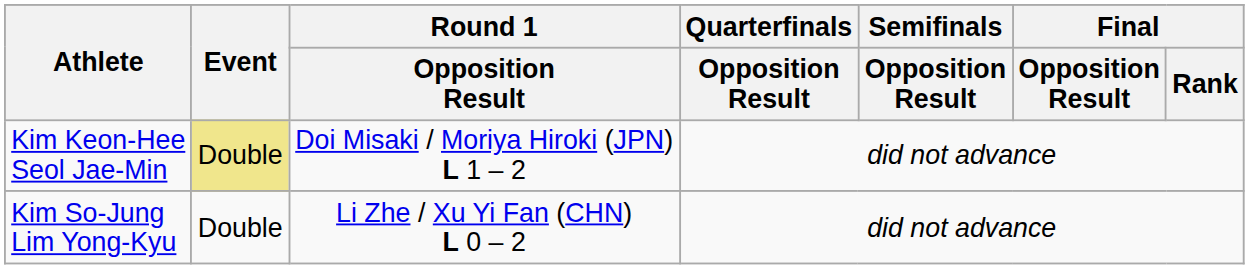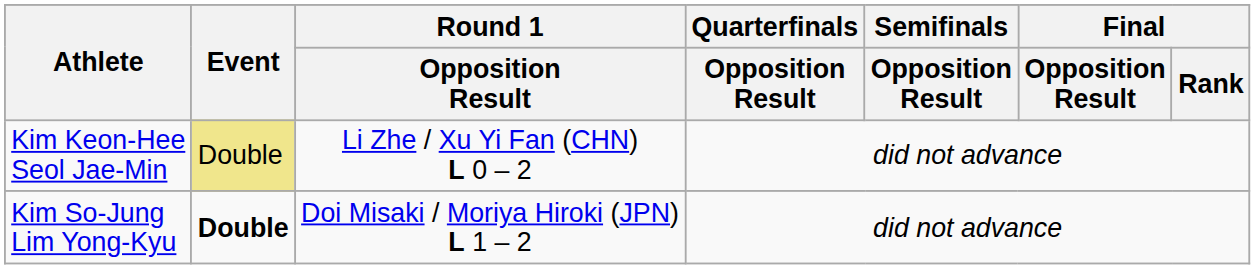(484, 156) Doi Misaki / Moriya Hiroki (JPN) L 1 – 2 -> (490, 156) Li Zhe / Xu Yi Fan (CHN) L 0 – 2
(240, 228) normal -> (243, 228) bold
(484, 228) Li Zhe / Xu Yi Fan (CHN) L 0 – 2 -> (490, 228) Doi Misaki / Moriya Hiroki (JPN) L 1 – 2
